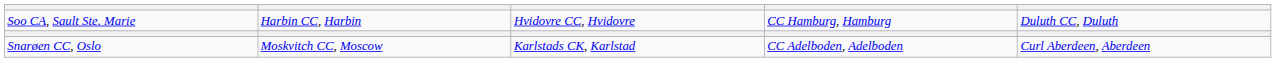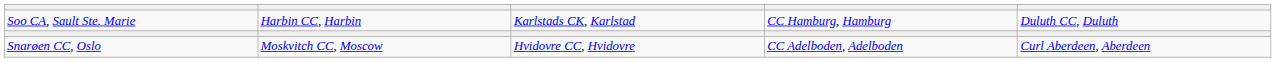(574, 20) Hvidovre CC, Hvidovre -> (575, 20) Karlstads CK, Karlstad
(575, 46) Karlstads CK, Karlstad -> (574, 46) Hvidovre CC, Hvidovre
